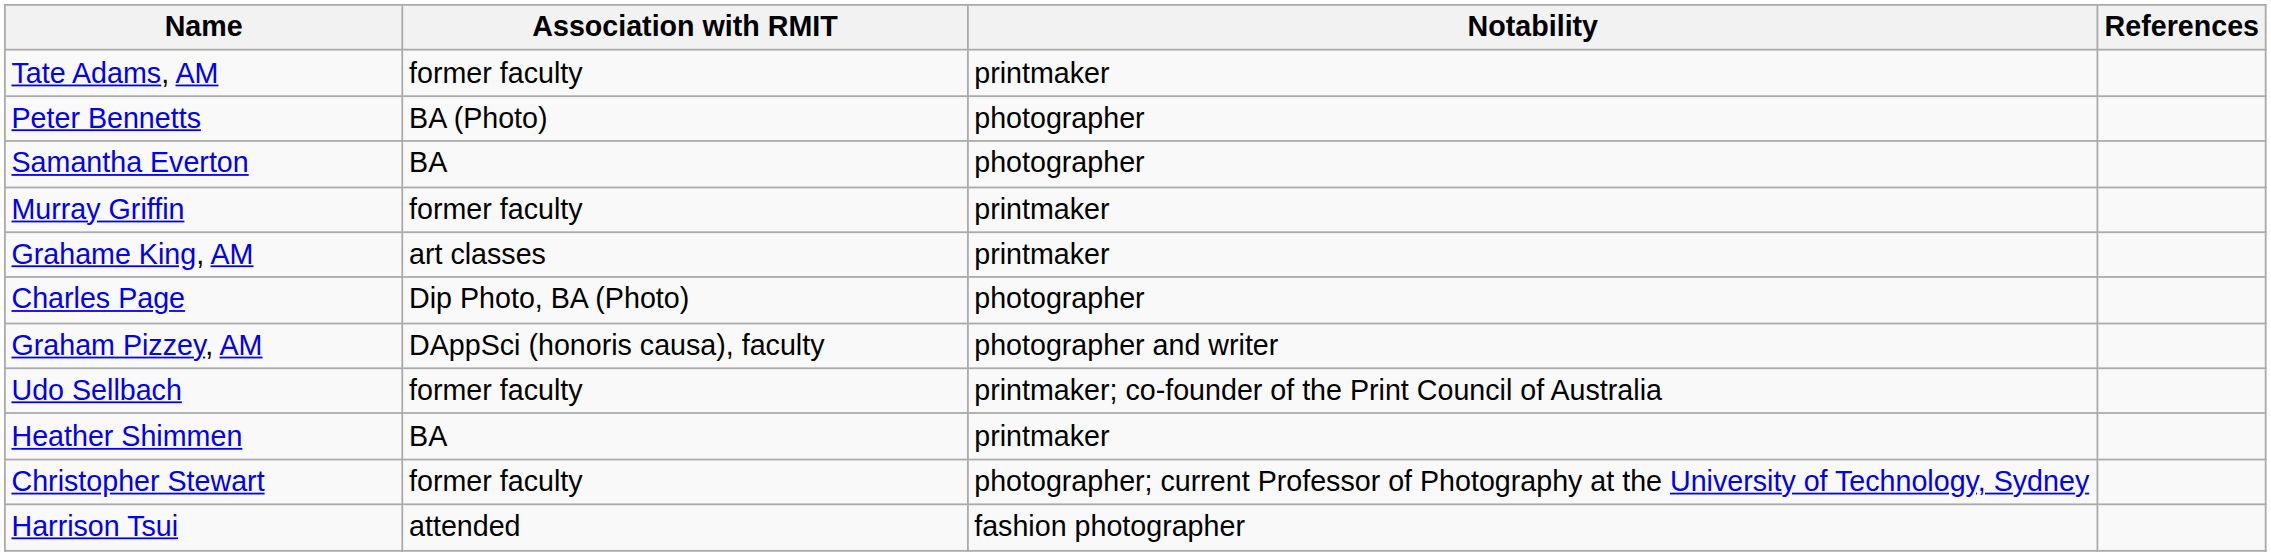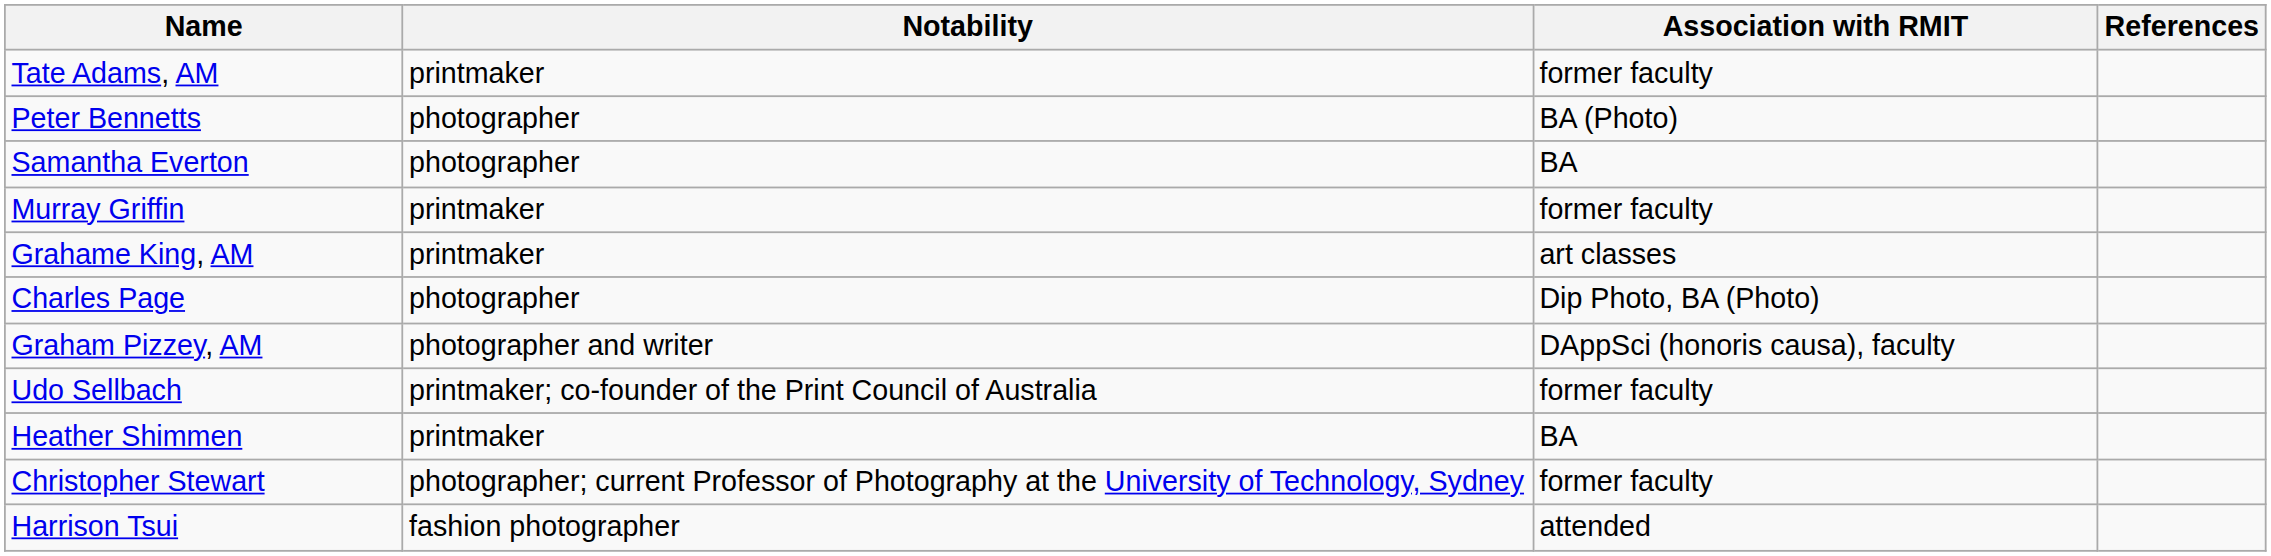columns swapped: (685, 27) <-> (1533, 27)
